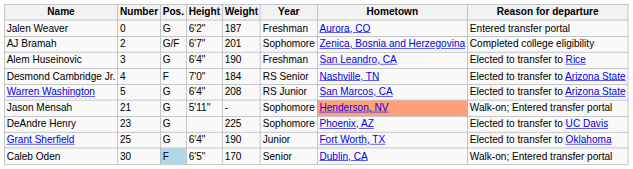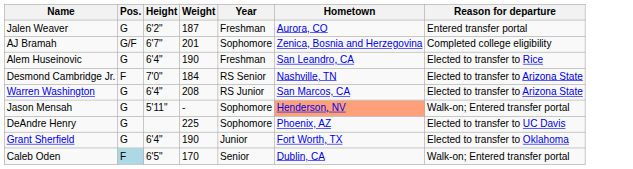- column: (139, 12)
